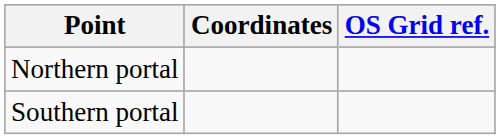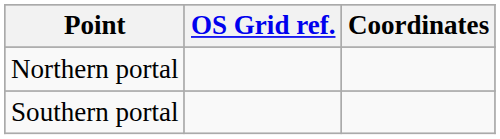columns swapped: (262, 25) <-> (417, 25)
